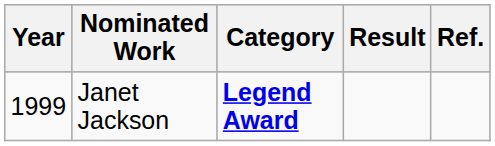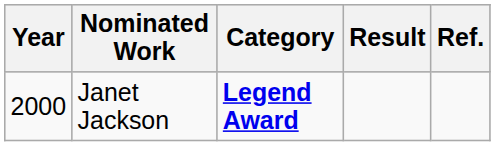(38, 105) 1999 -> (38, 105) 2000
